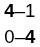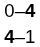rows swapped: (20, 36) <-> (20, 11)
